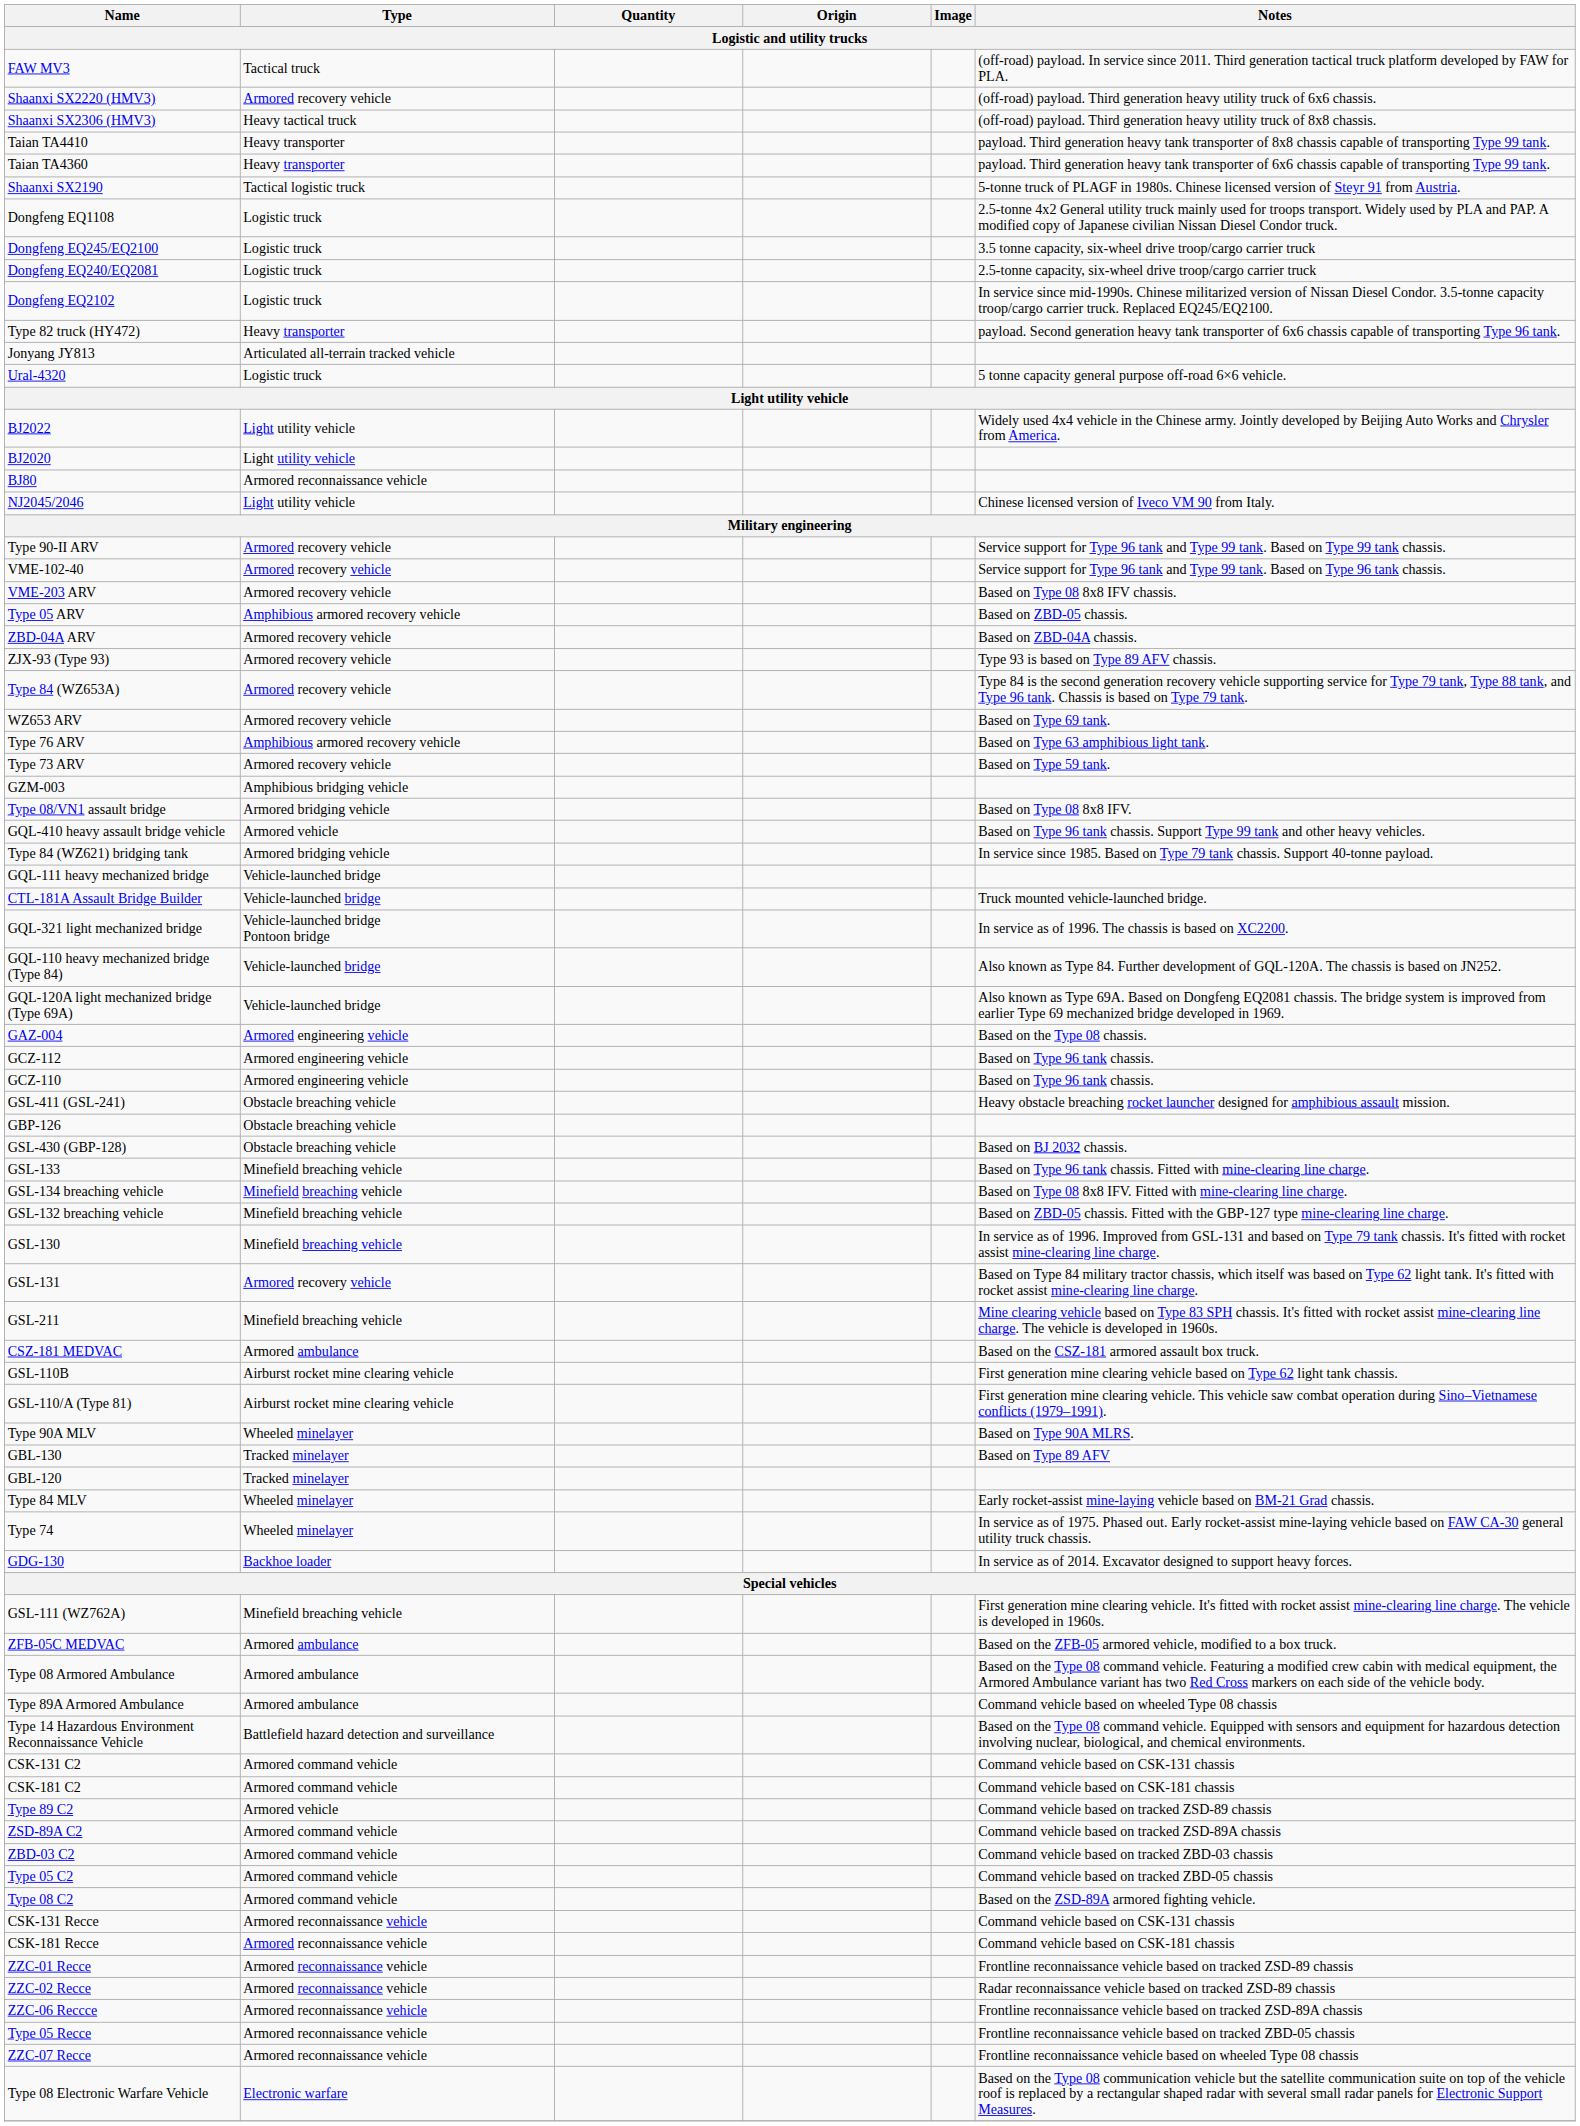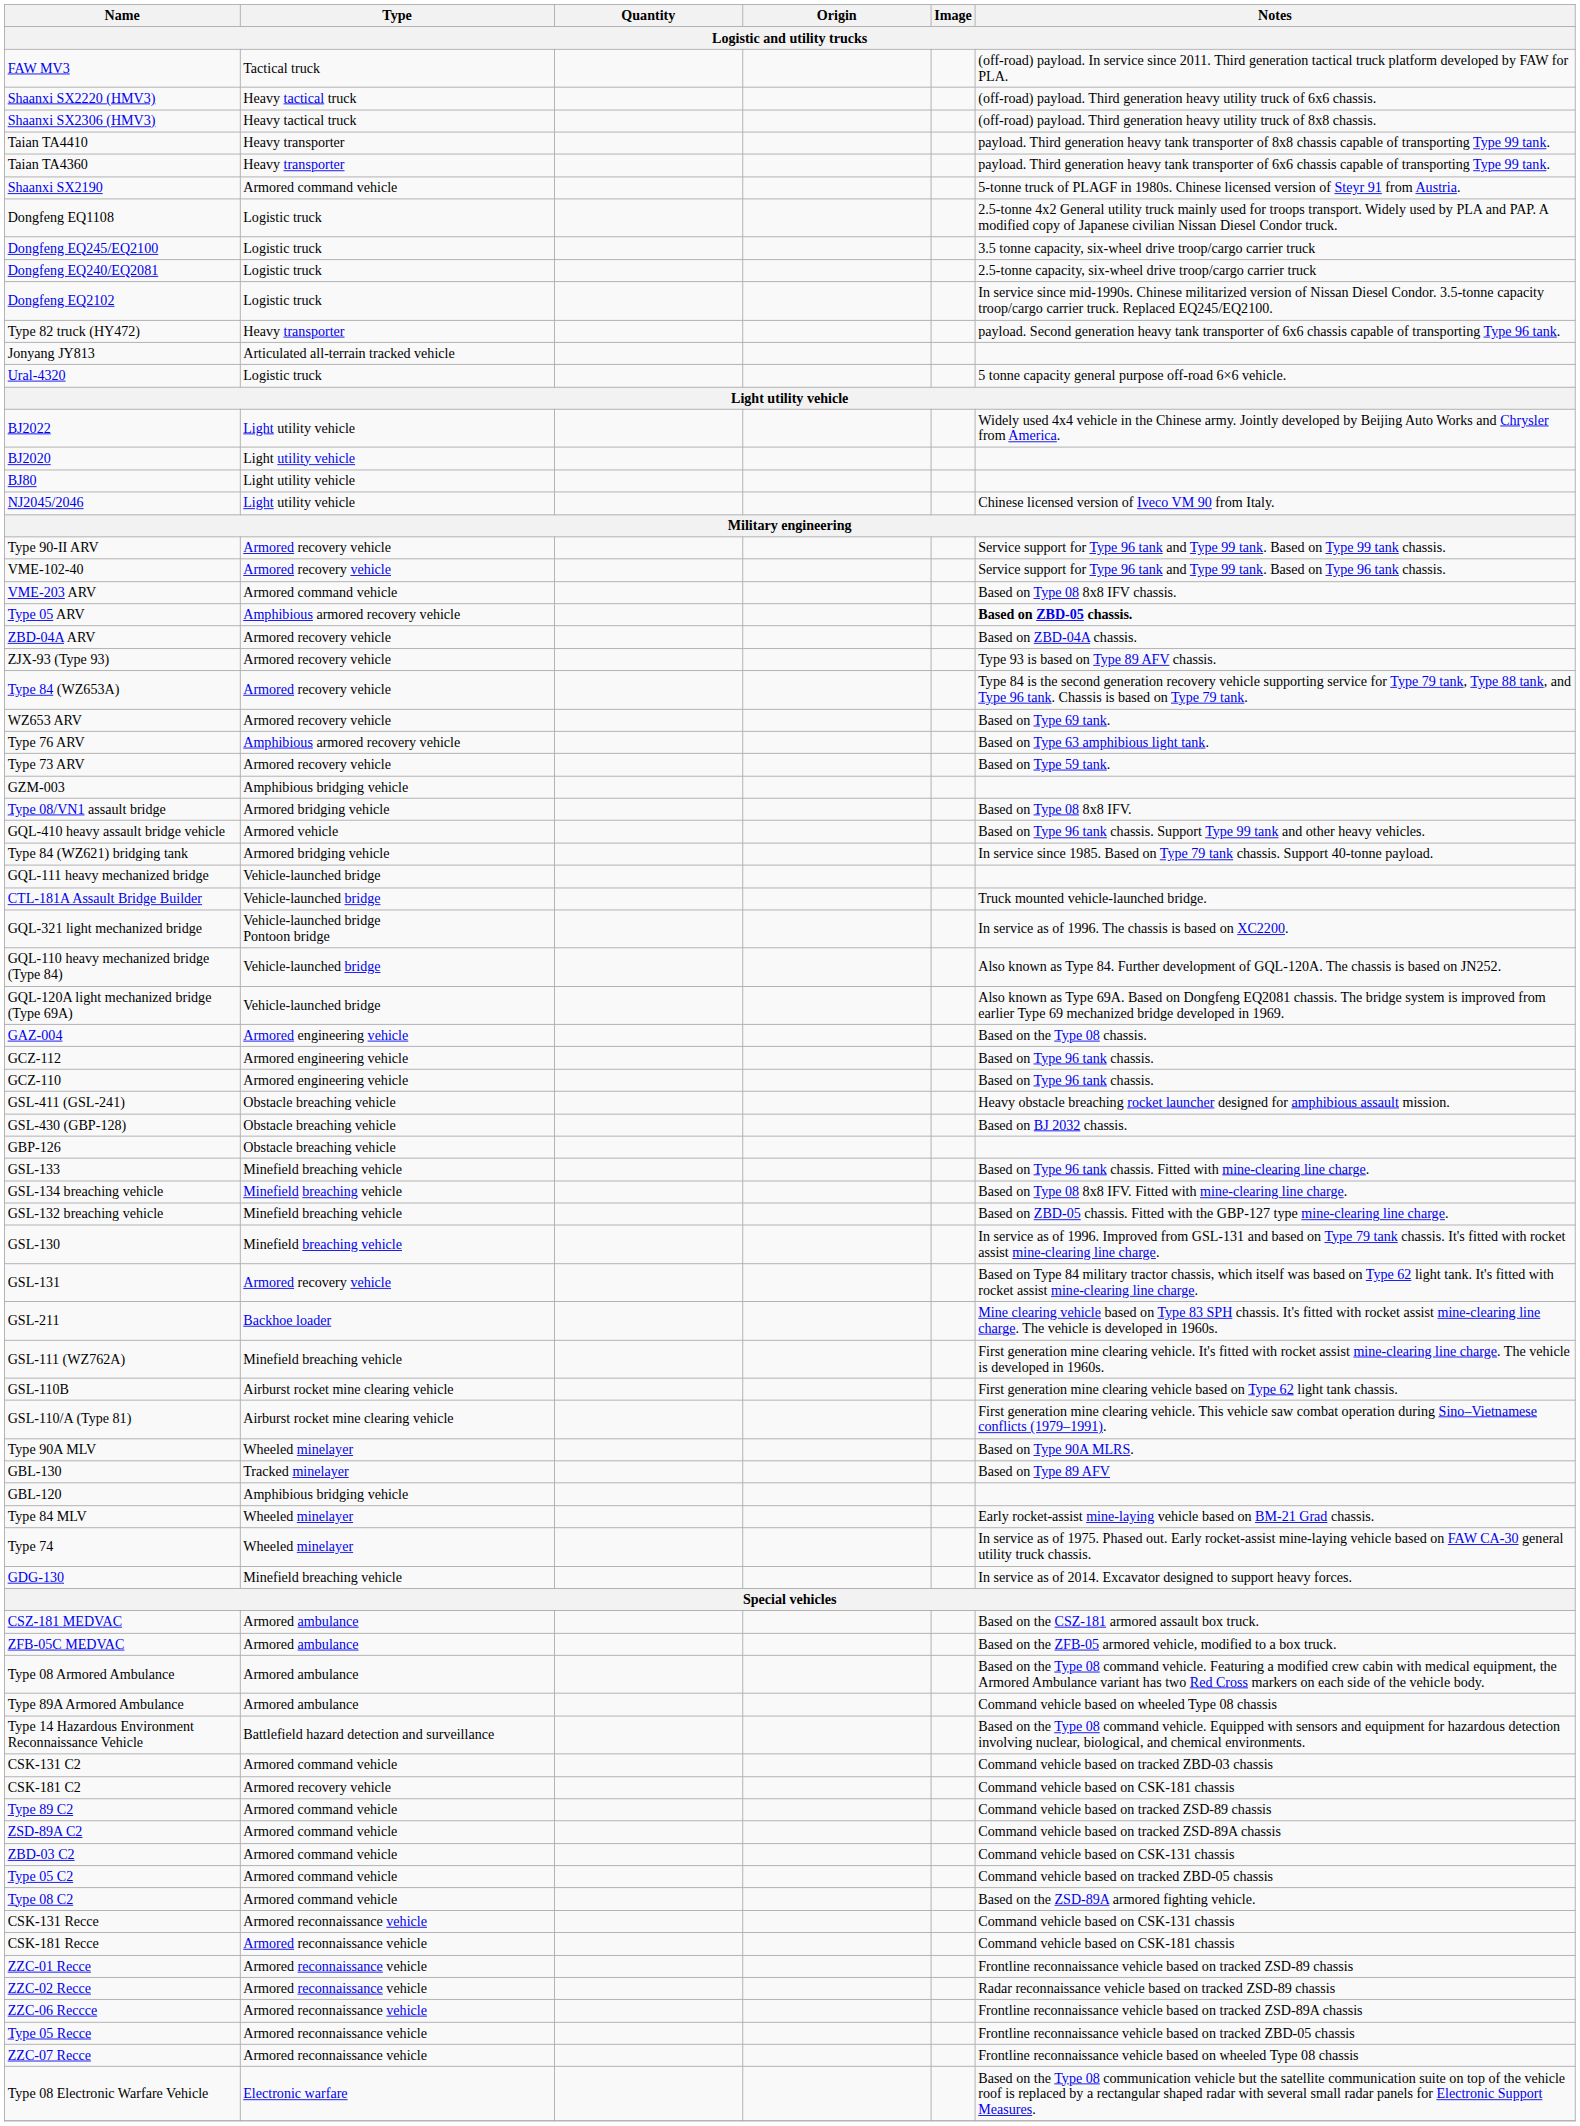(317, 98) Armored recovery vehicle -> (300, 98) Heavy tactical truck
(304, 187) Tactical logistic truck -> (320, 187) Armored command vehicle
(335, 480) Armored reconnaissance vehicle -> (299, 480) Light utility vehicle
(317, 592) Armored recovery vehicle -> (320, 592) Armored command vehicle
(1053, 614) normal -> (1055, 614) bold
rows swapped: (67, 1147) <-> (34, 1124)
(323, 1320) Minefield breaching vehicle -> (287, 1320) Backhoe loader
rows swapped: (66, 1613) <-> (65, 1351)
(296, 1478) Tracked minelayer -> (326, 1494) Amphibious bridging vehicle
(287, 1561) Backhoe loader -> (323, 1577) Minefield breaching vehicle
(1106, 1765) Command vehicle based on CSK-131 chassis -> (1126, 1765) Command vehicle based on tracked ZBD-03 chassis
(320, 1787) Armored command vehicle -> (317, 1787) Armored recovery vehicle
(291, 1809) Armored vehicle -> (320, 1809) Armored command vehicle
(1126, 1854) Command vehicle based on tracked ZBD-03 chassis -> (1106, 1854) Command vehicle based on CSK-131 chassis
